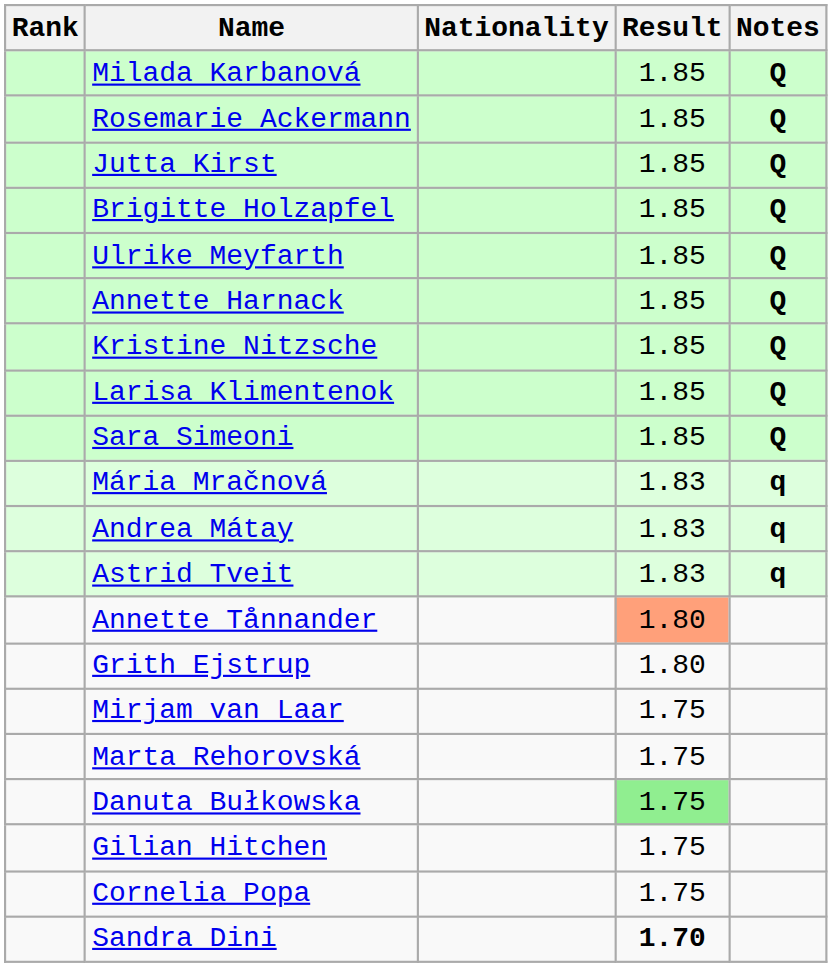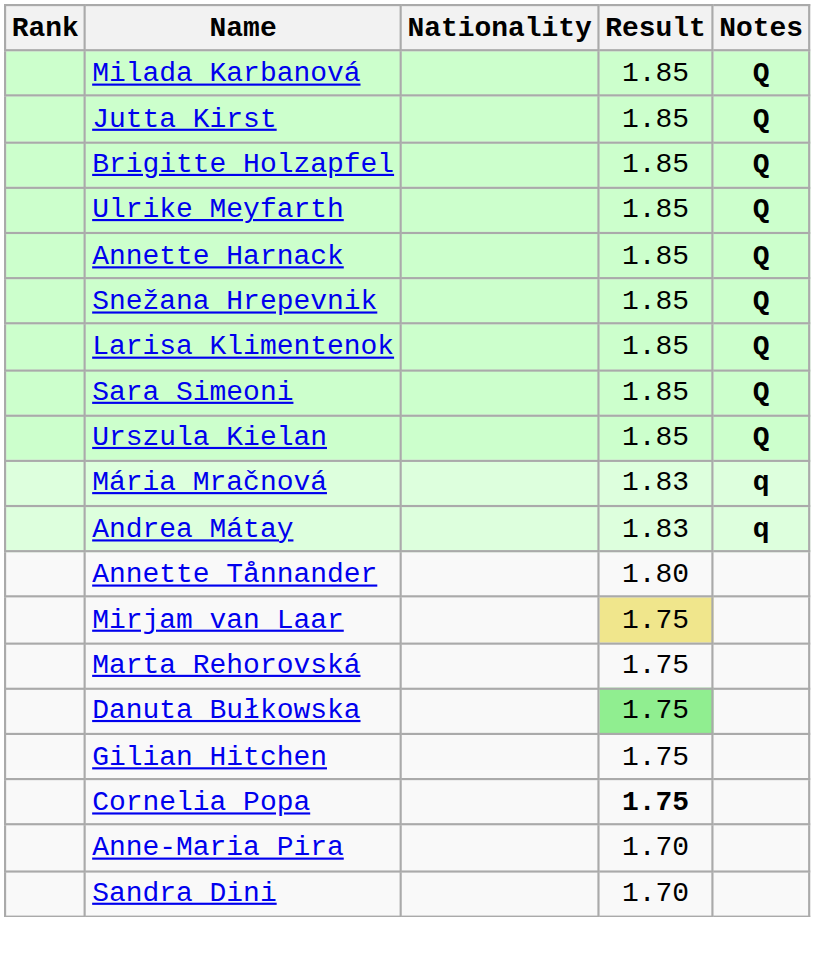- row: (252, 119)
+ row: (235, 301)
- row: (235, 347)
+ row: (210, 438)
- row: (193, 574)
(672, 620) lightsalmon background -> (656, 574) no background
- row: (201, 666)
(672, 711) no background -> (656, 620) khaki background
(672, 893) normal -> (656, 802) bold
+ row: (218, 848)
(672, 939) bold -> (656, 893) normal
